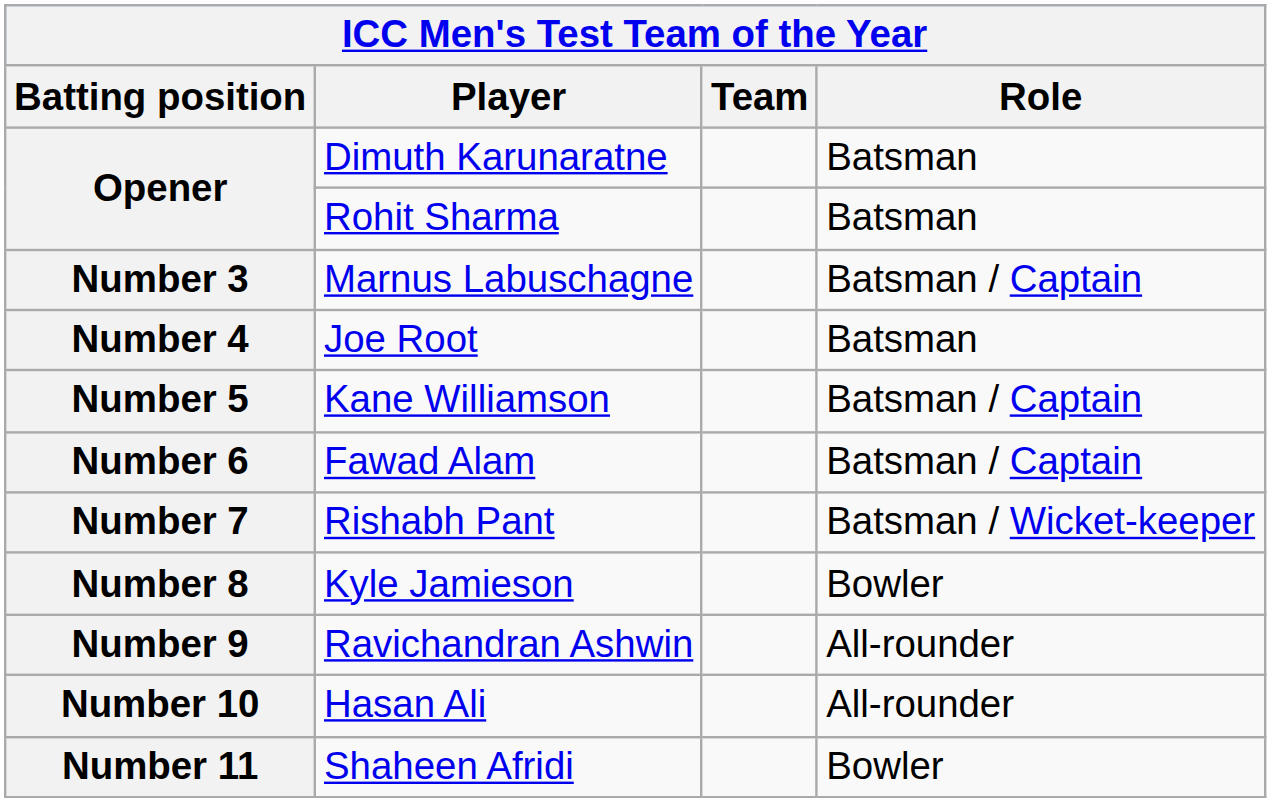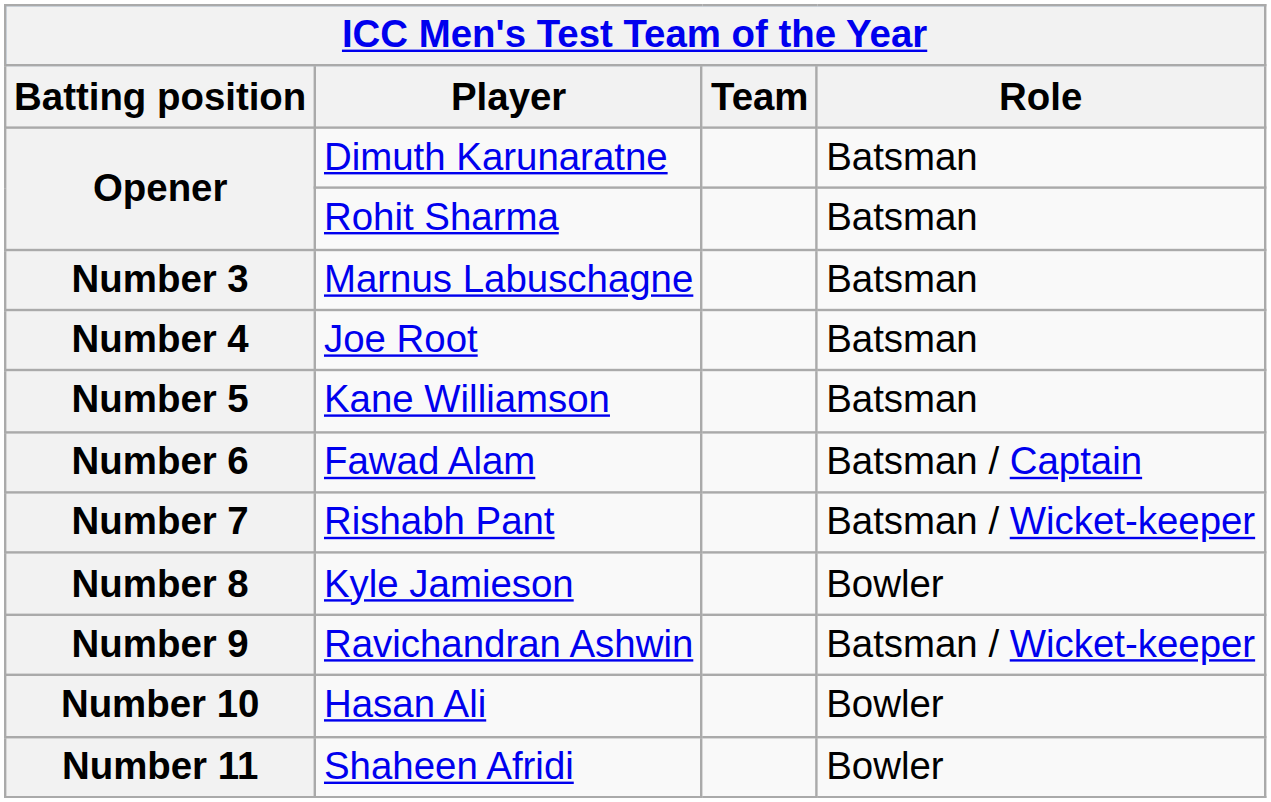(984, 278) Batsman / Captain -> (902, 278) Batsman
(984, 400) Batsman / Captain -> (902, 400) Batsman
(920, 643) All-rounder -> (1041, 643) Batsman / Wicket-keeper
(920, 704) All-rounder -> (885, 704) Bowler
